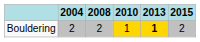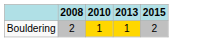- column: (72, 12)
(154, 28) bold -> (127, 28) normal
